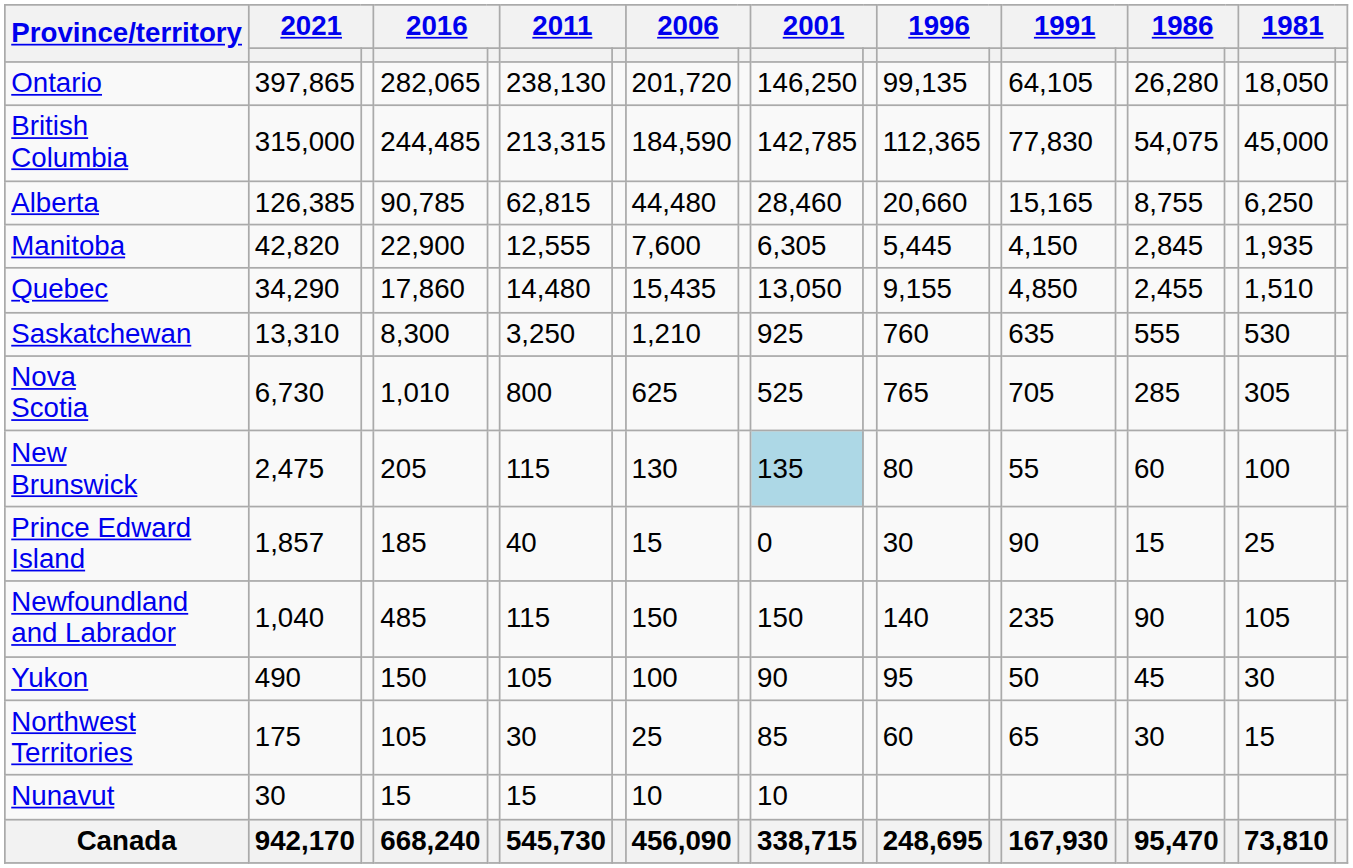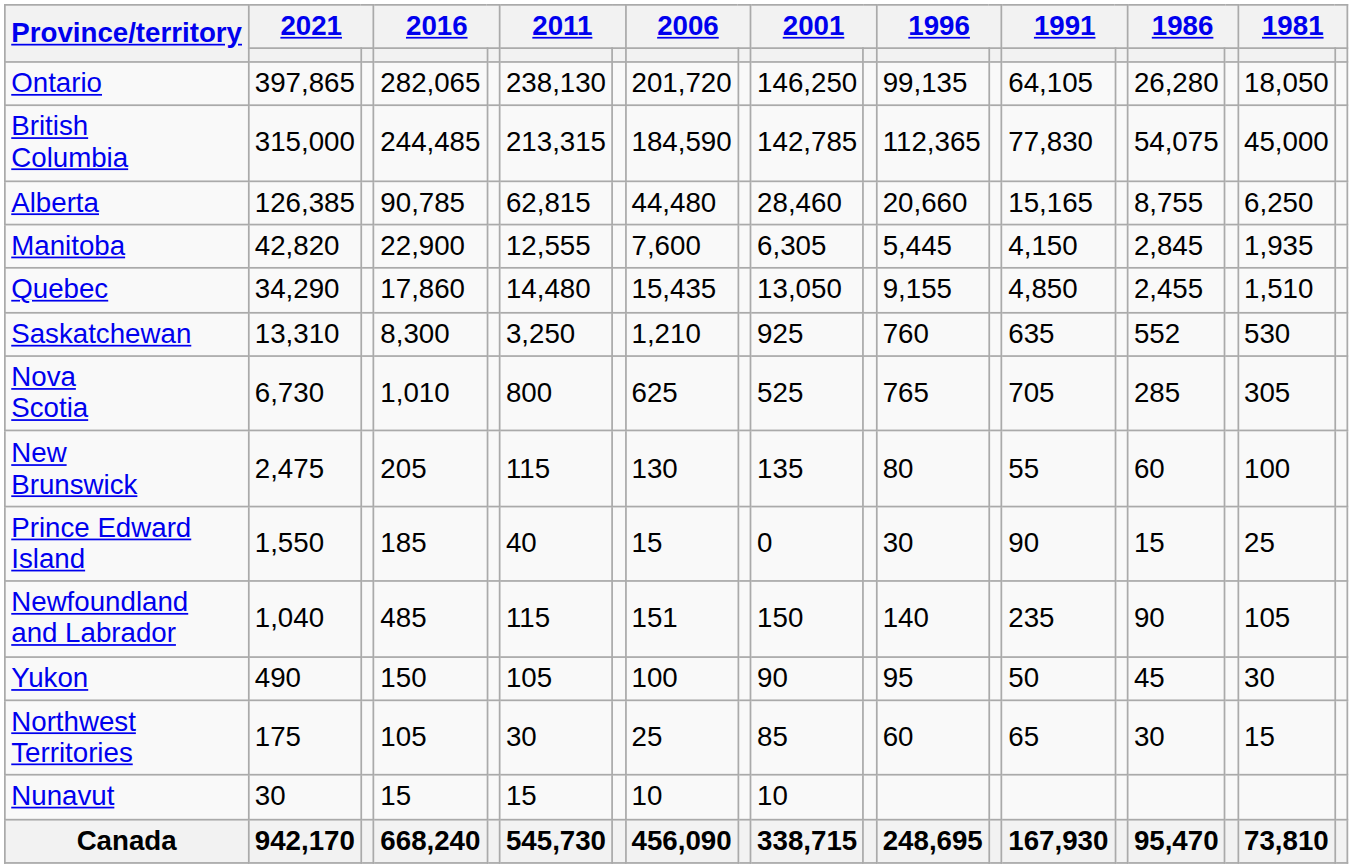(1157, 333) 555 -> (1157, 333) 552
(780, 468) lightblue background -> (780, 468) no background
(289, 543) 1,857 -> (289, 543) 1,550
(655, 618) 150 -> (655, 618) 151
